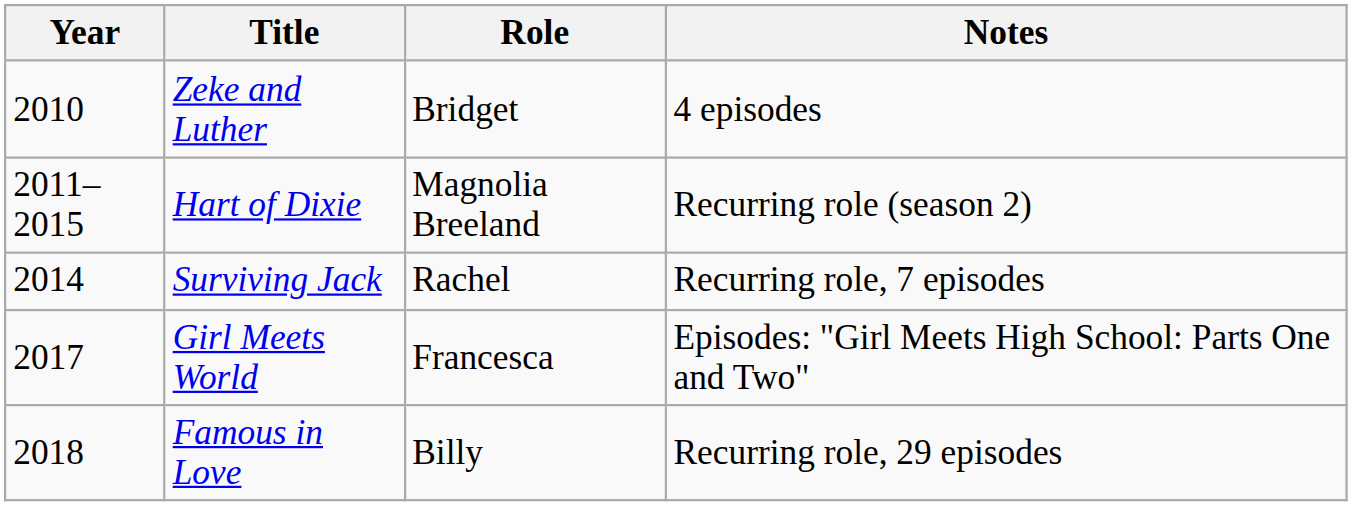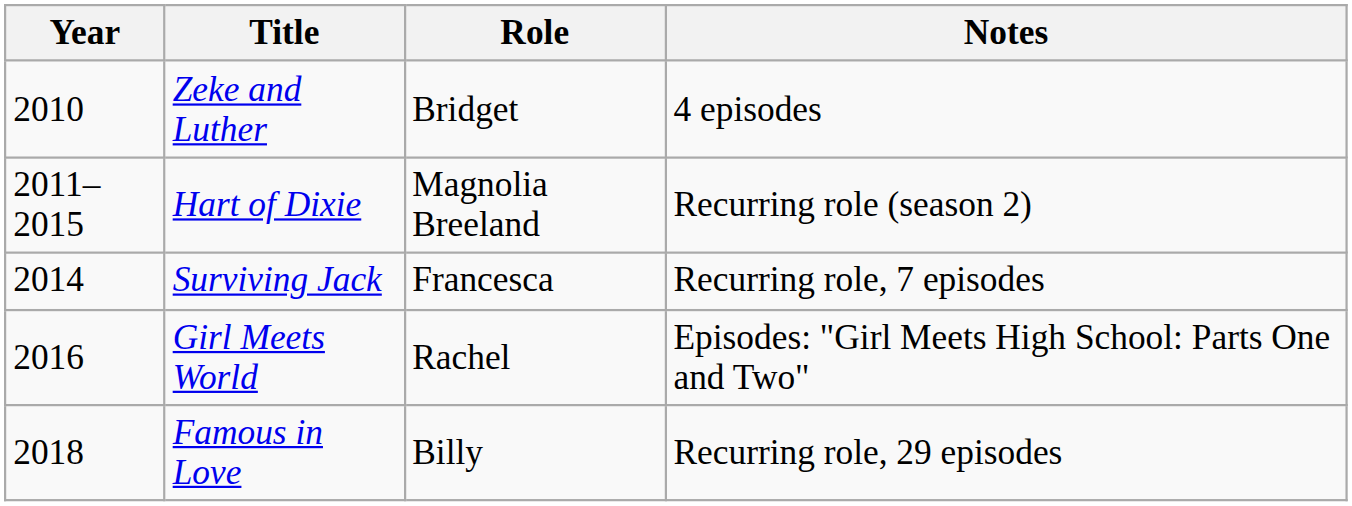(461, 280) Rachel -> (483, 280) Francesca
(49, 356) 2017 -> (49, 356) 2016
(483, 356) Francesca -> (461, 356) Rachel
